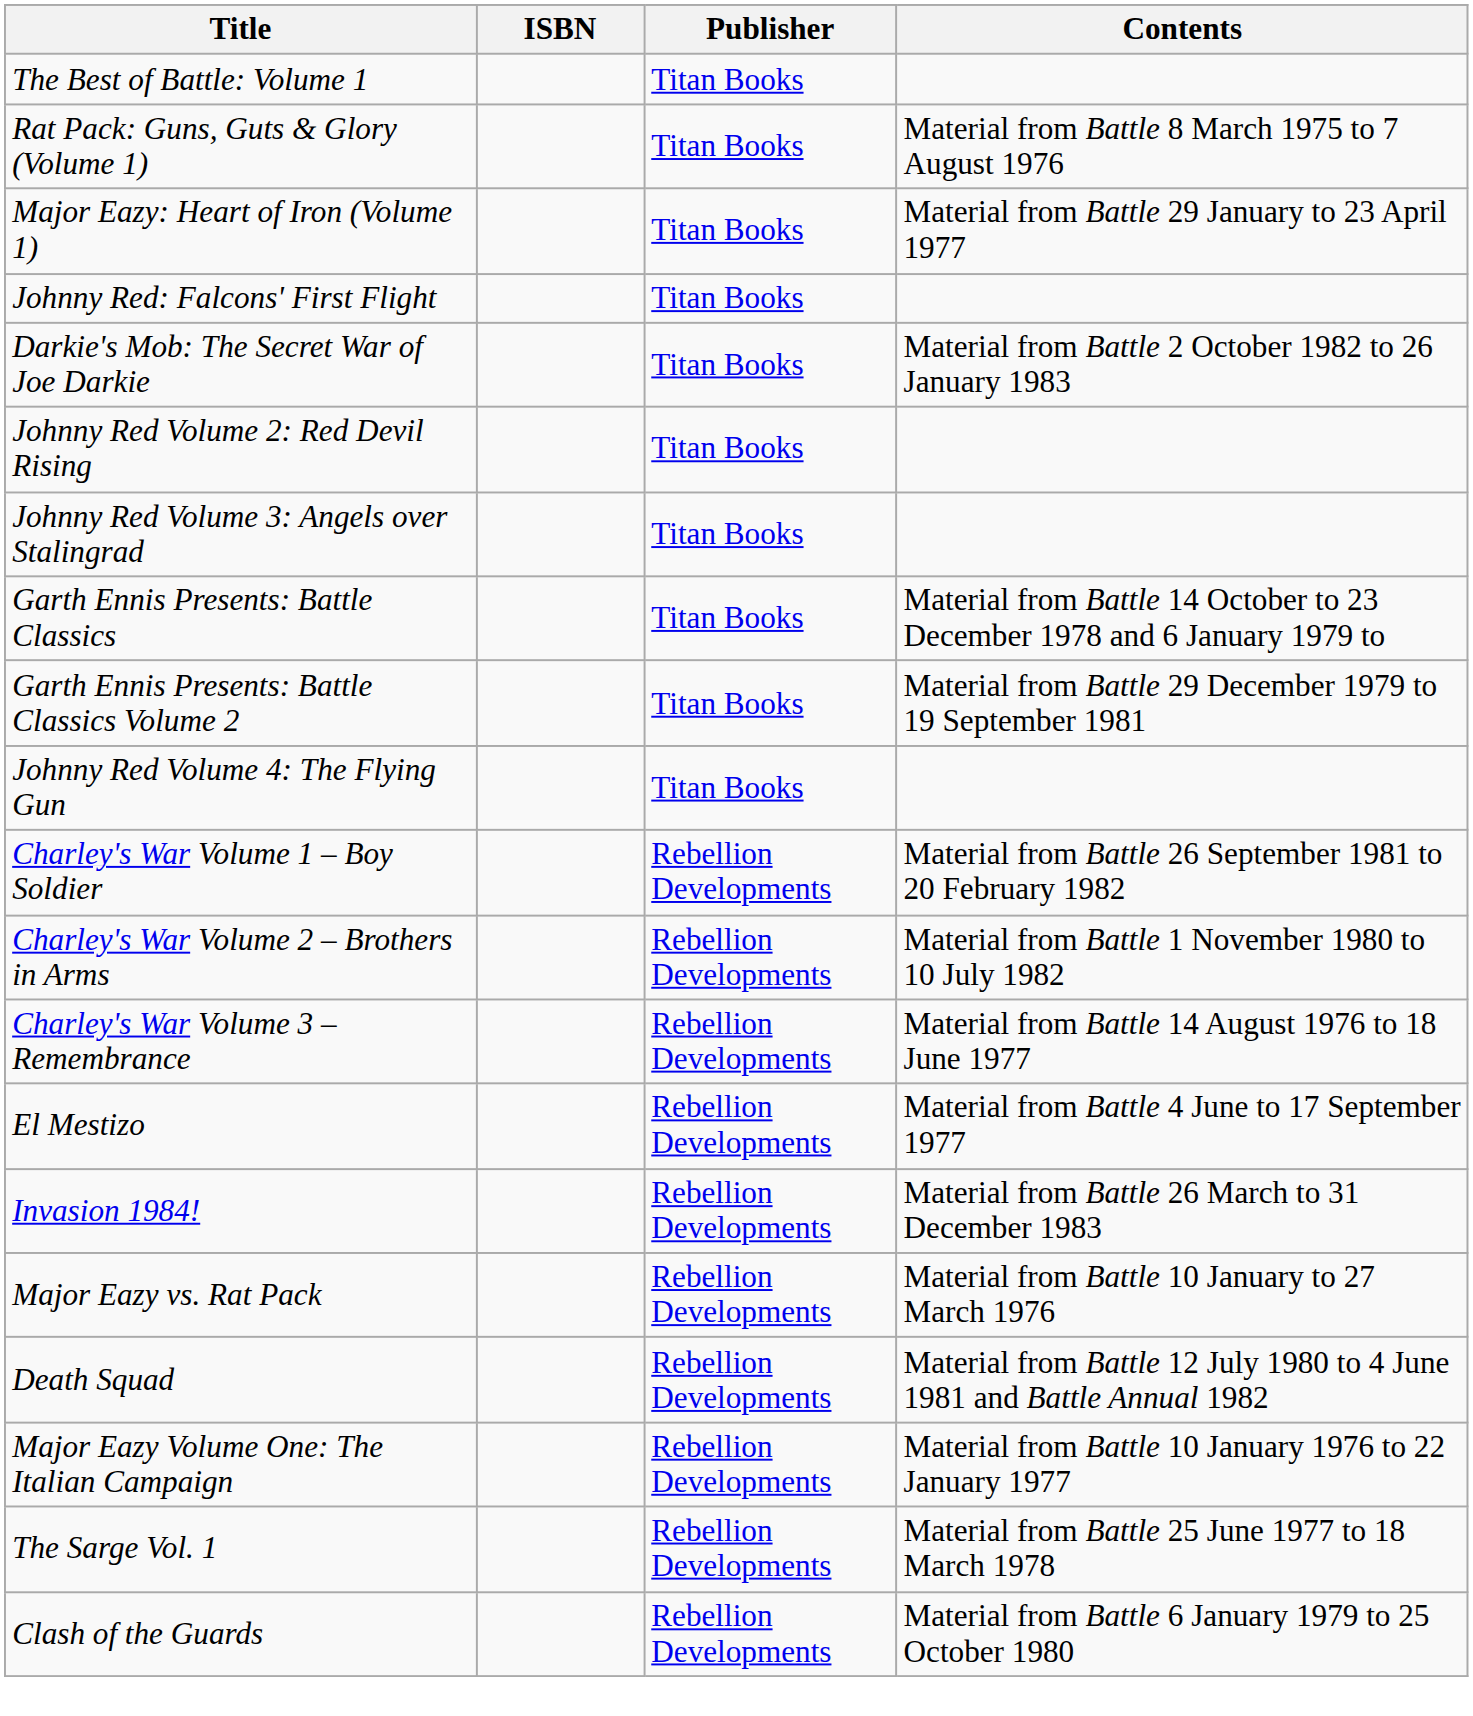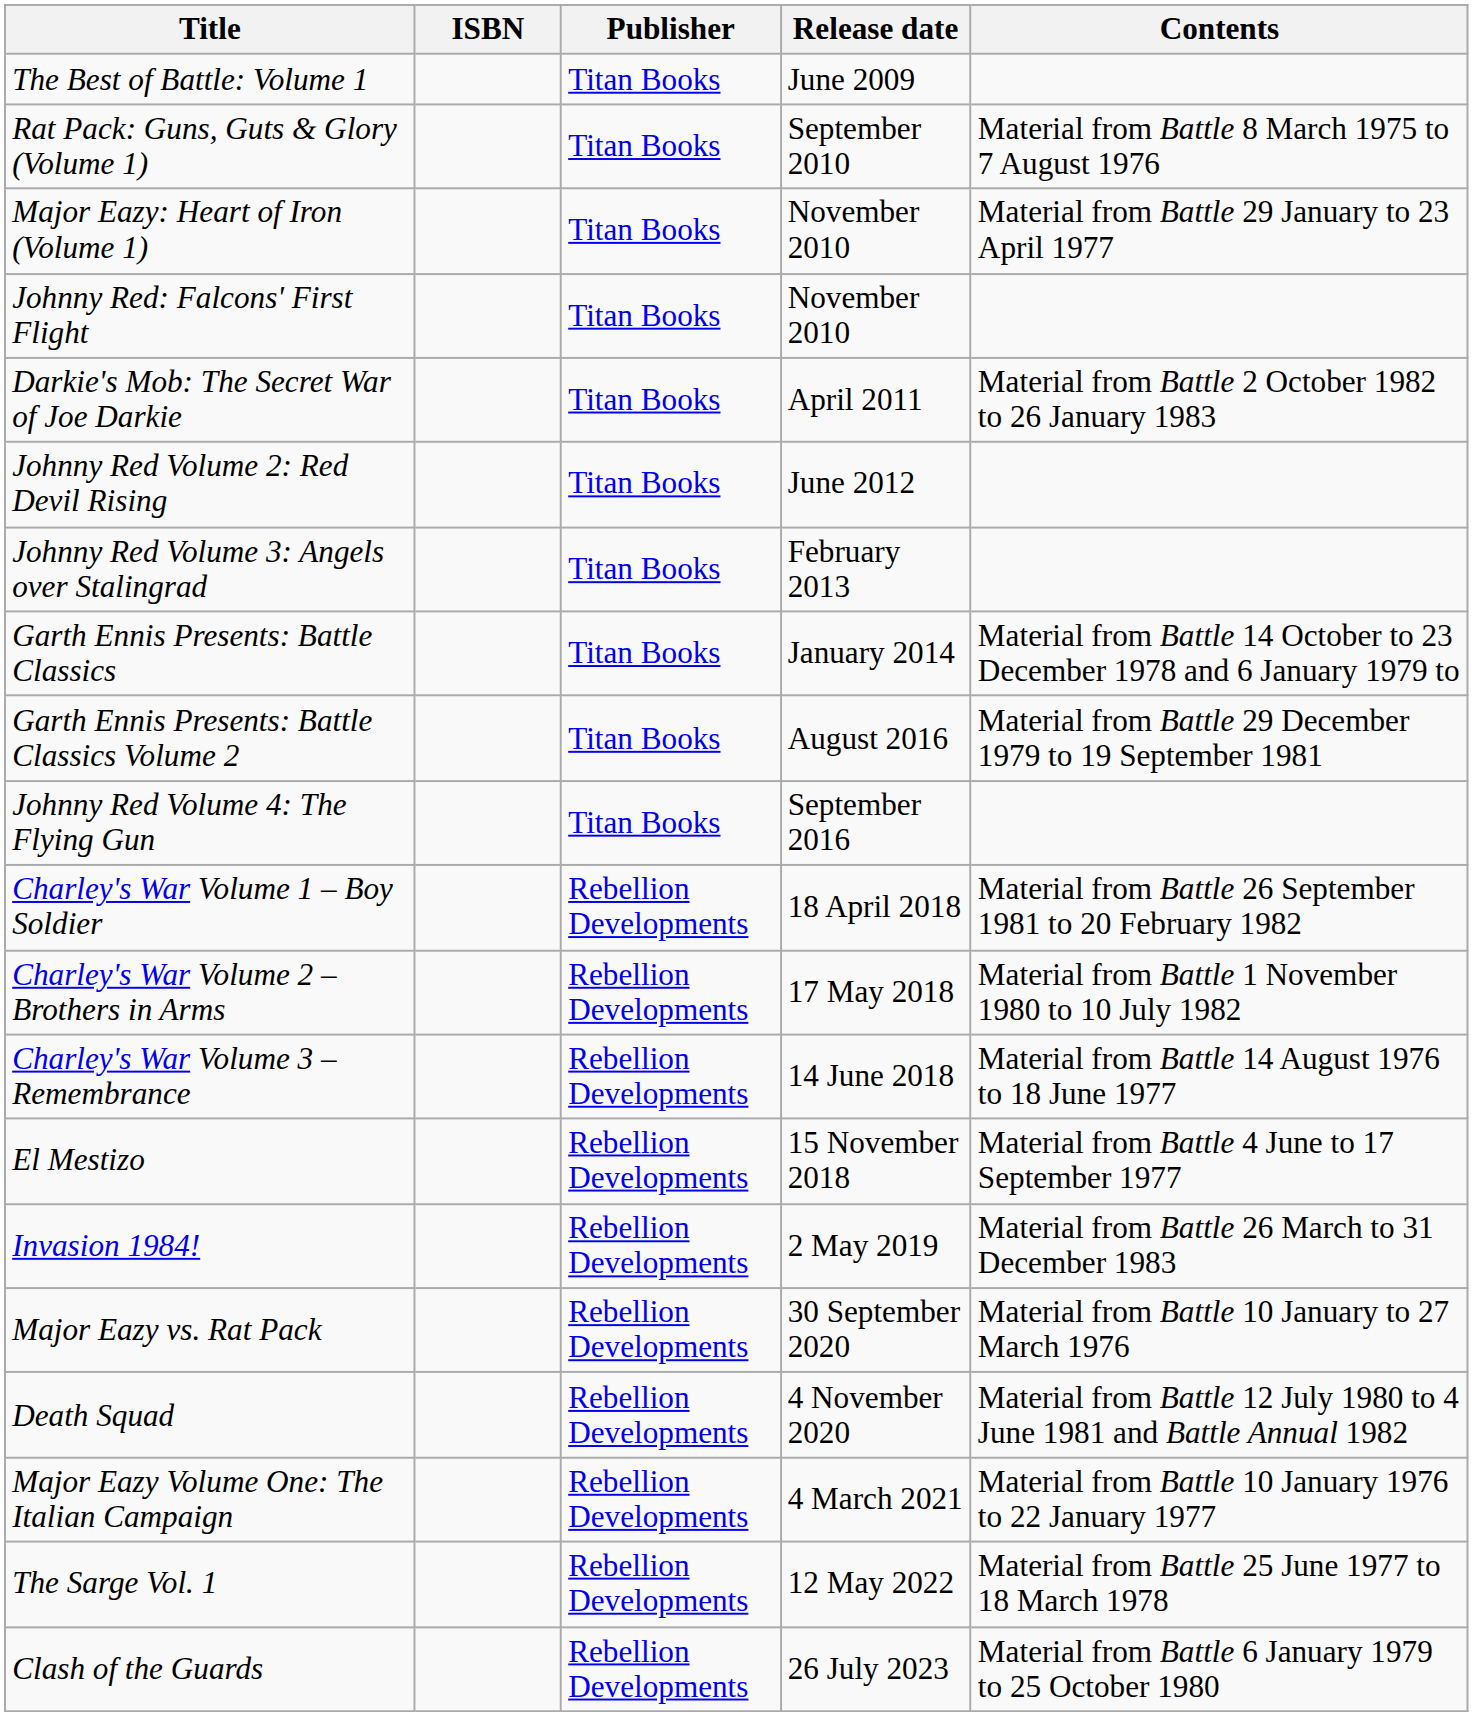+ column: (876, 29)
